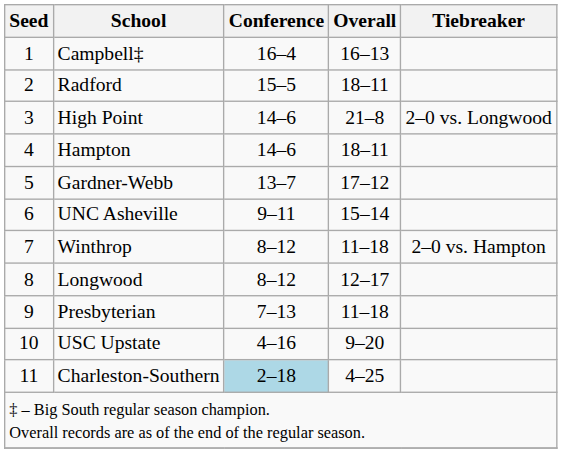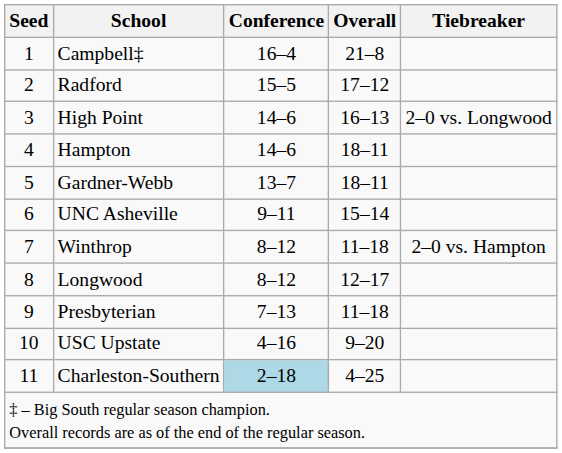(365, 53) 16–13 -> (365, 53) 21–8
(365, 85) 18–11 -> (365, 85) 17–12
(365, 117) 21–8 -> (365, 117) 16–13
(365, 182) 17–12 -> (365, 182) 18–11
